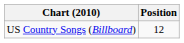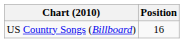(159, 29) 12 -> (159, 29) 16
